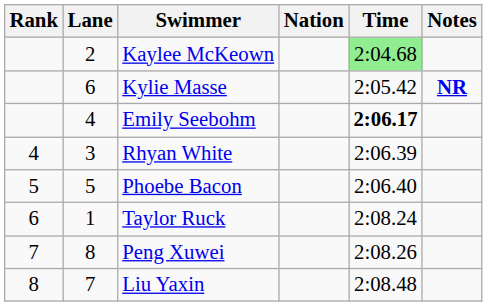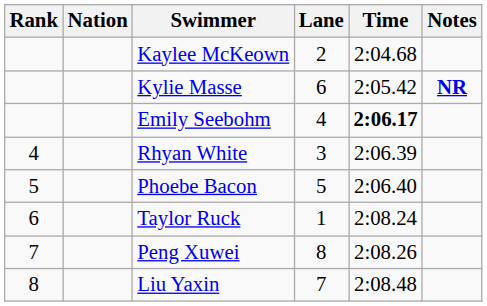columns swapped: (90, 20) <-> (314, 20)
(385, 53) lightgreen background -> (385, 53) no background
